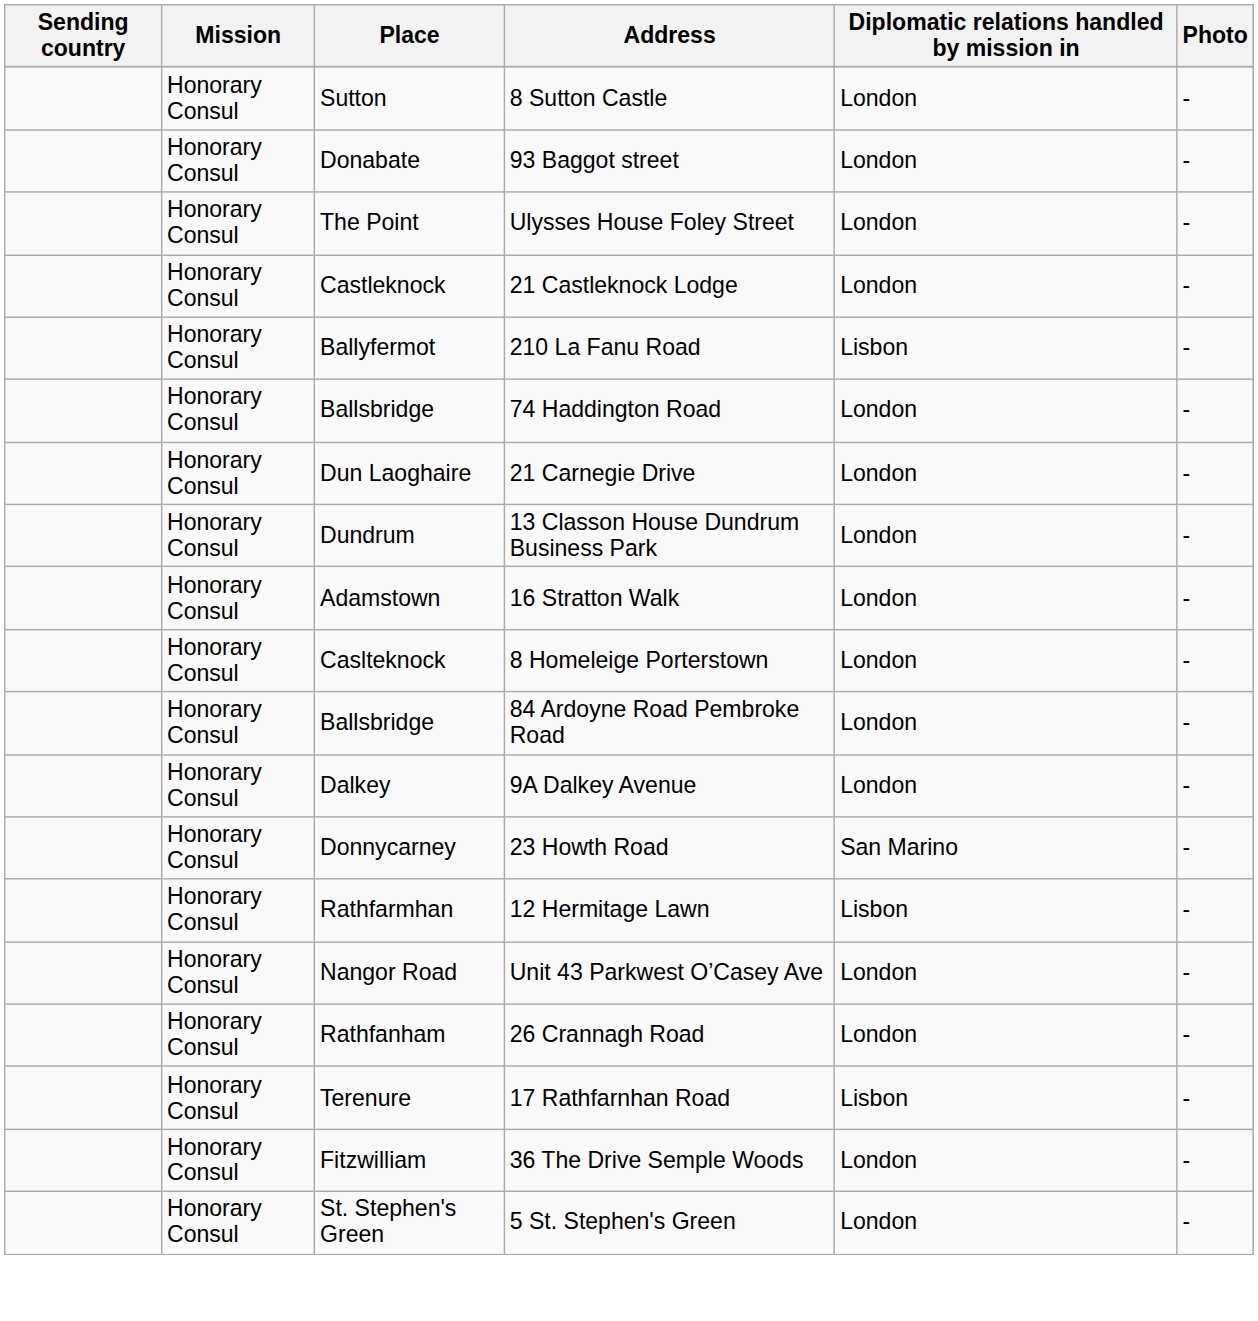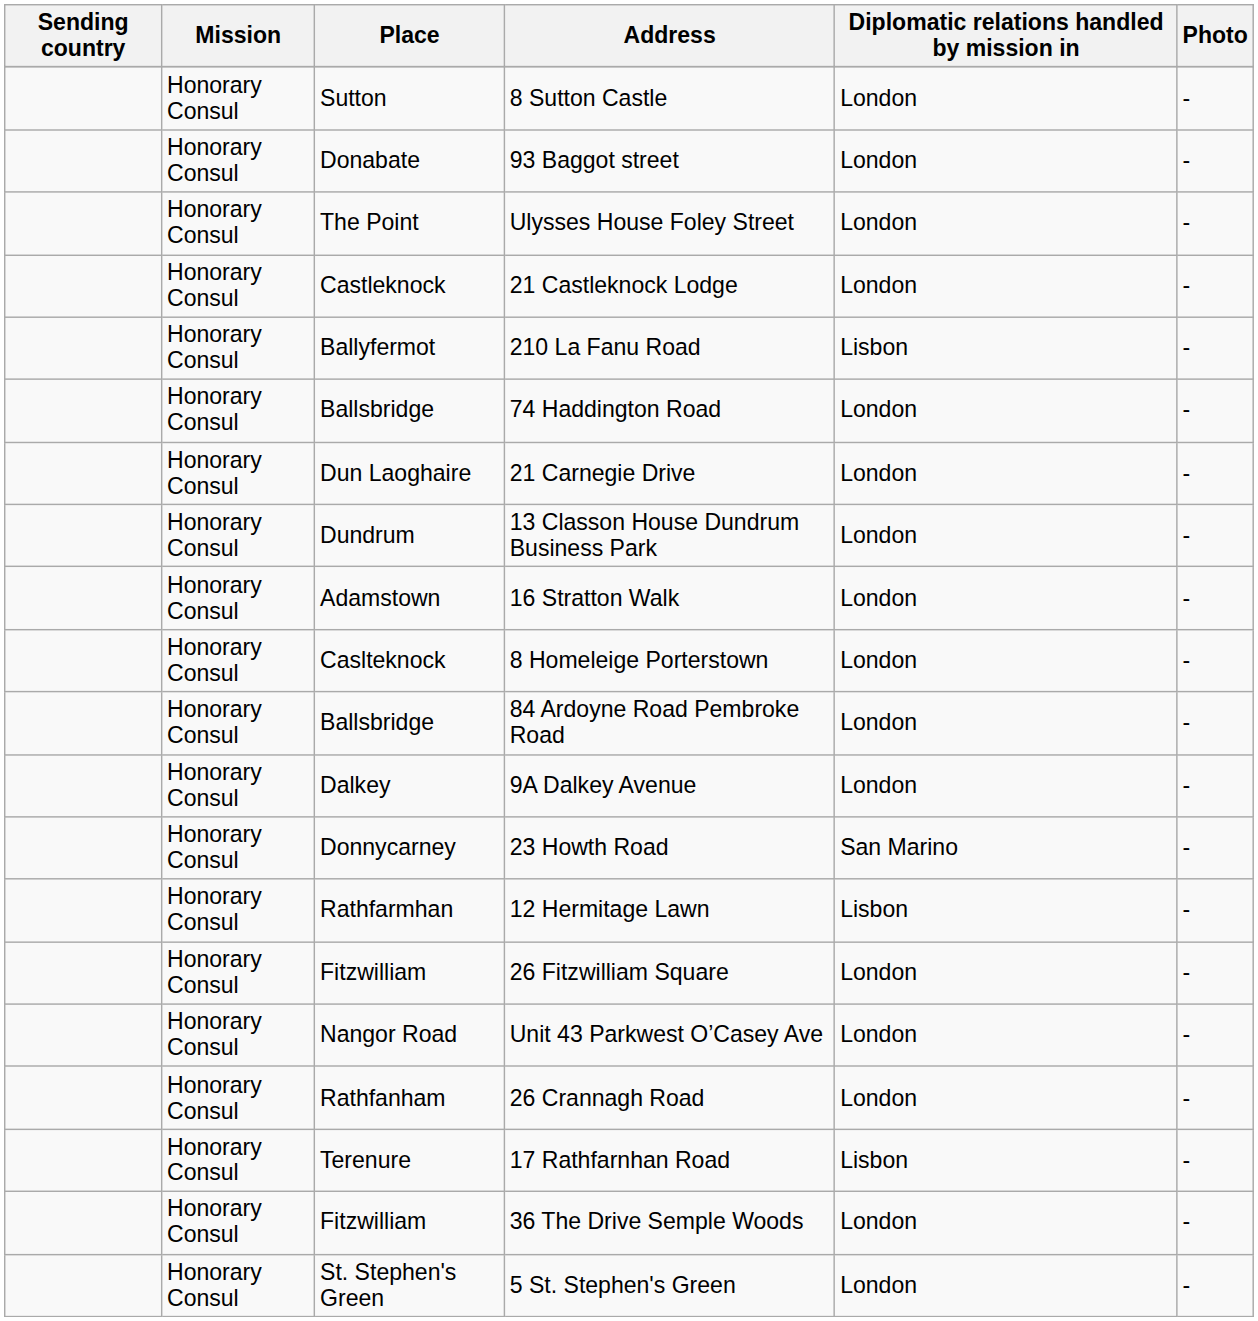+ row: (619, 972)
